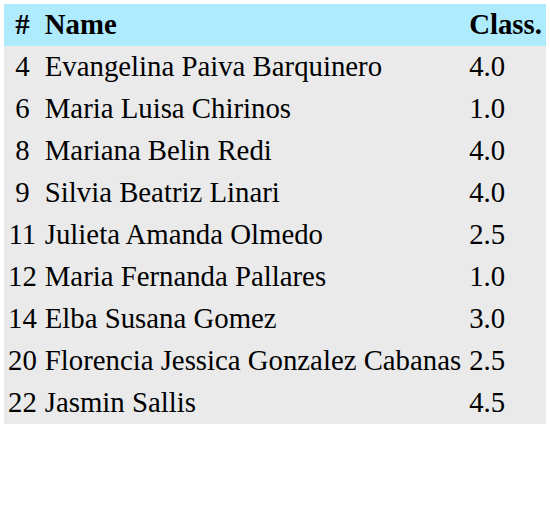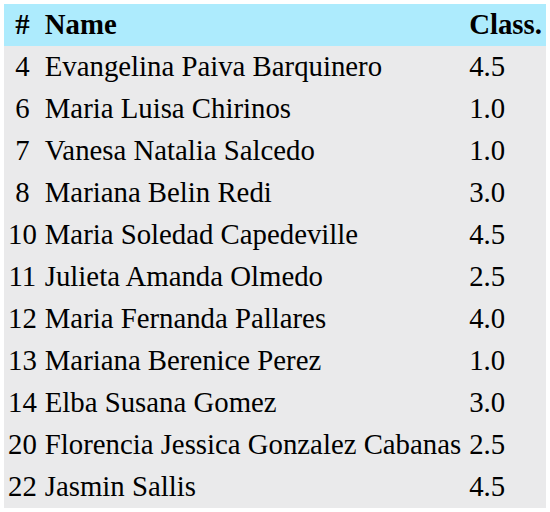(487, 66) 4.0 -> (487, 66) 4.5
+ row: (180, 150)
(487, 150) 4.0 -> (487, 192) 3.0
- row: (162, 192)
+ row: (201, 234)
(487, 276) 1.0 -> (487, 318) 4.0
+ row: (183, 360)
